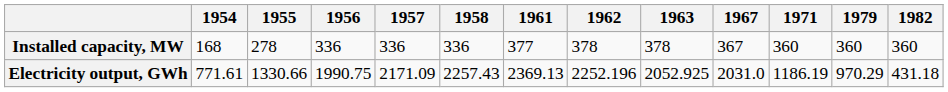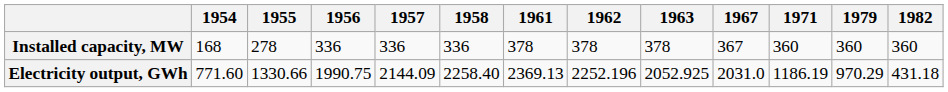(520, 45) 377 -> (520, 45) 378
(219, 73) 771.61 -> (219, 73) 771.60
(407, 73) 2171.09 -> (407, 73) 2144.09
(471, 73) 2257.43 -> (471, 73) 2258.40
